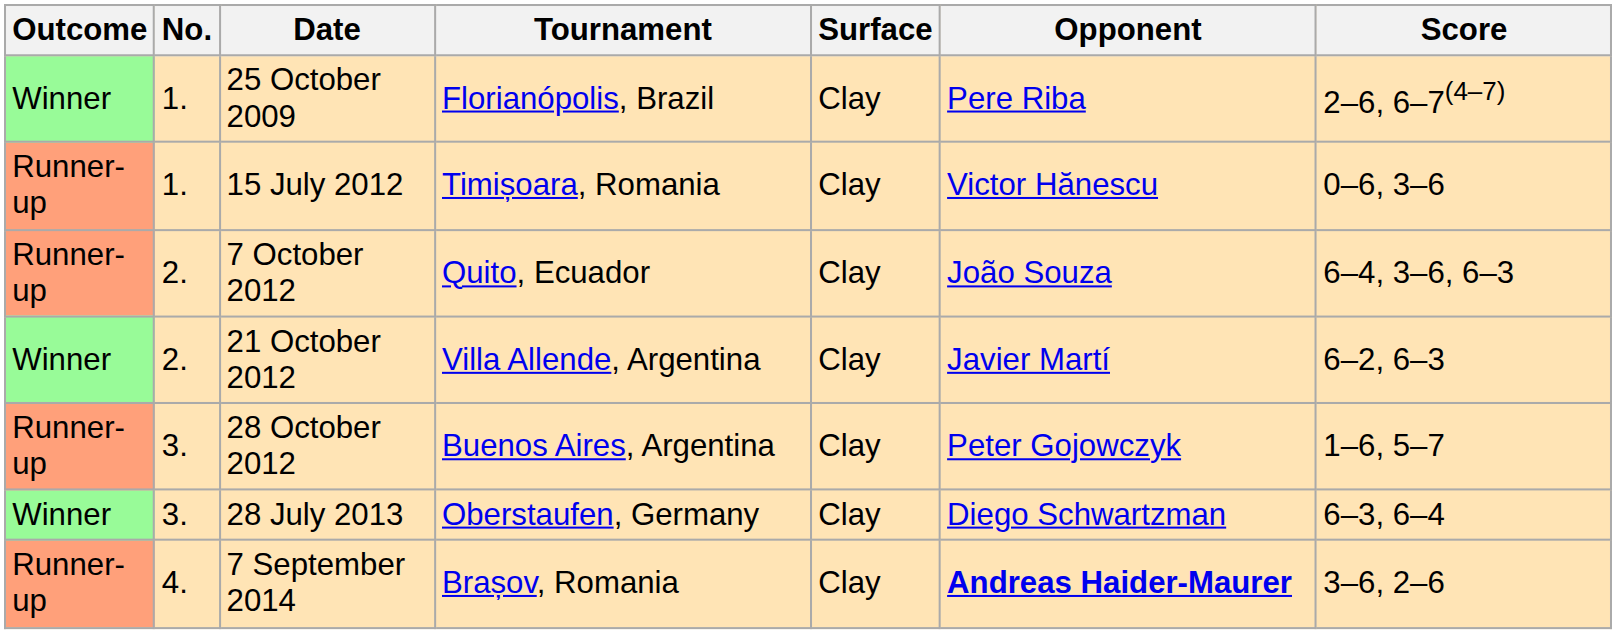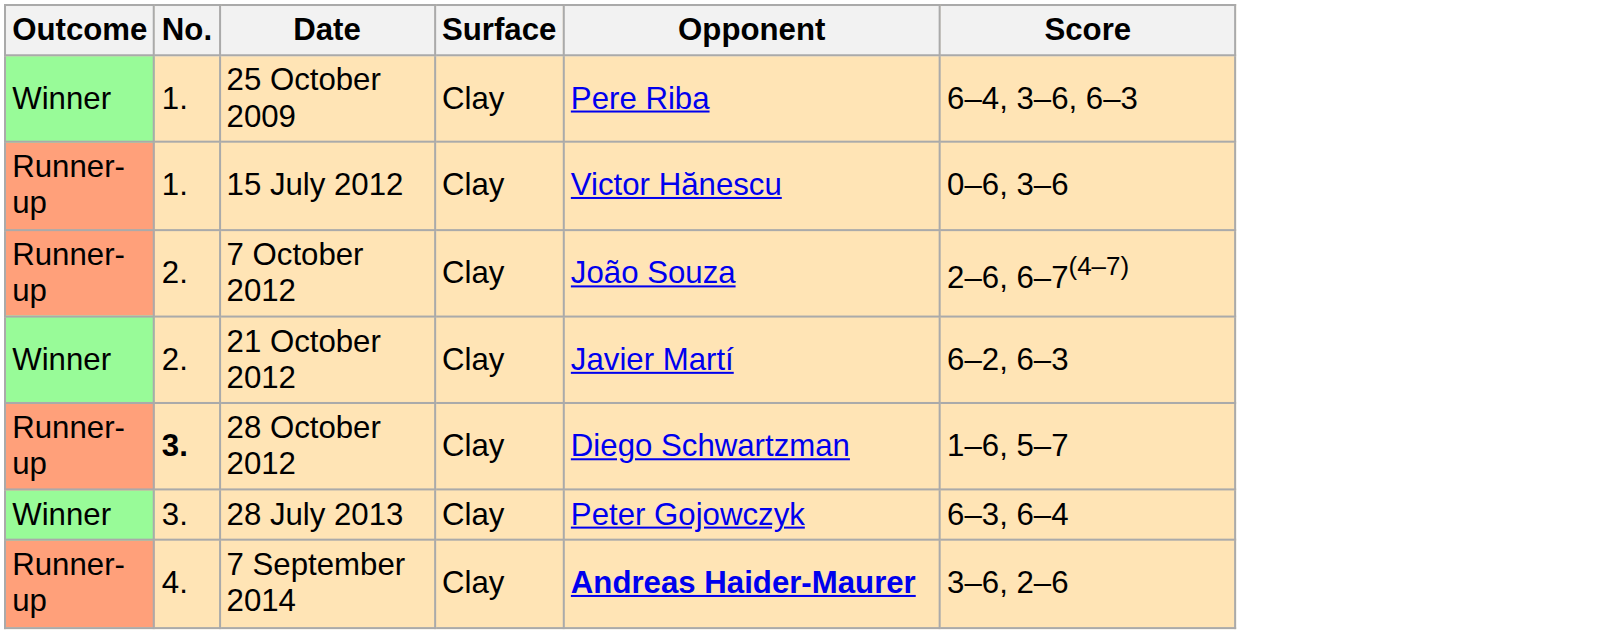- column: (623, 29)
(1414, 98) 2–6, 6–7(4–7) -> (1042, 98) 6–4, 3–6, 6–3
(1419, 271) 6–4, 3–6, 6–3 -> (1038, 271) 2–6, 6–7(4–7)
(175, 445) normal -> (175, 445) bold
(1064, 445) Peter Gojowczyk -> (710, 445) Diego Schwartzman
(1087, 513) Diego Schwartzman -> (688, 513) Peter Gojowczyk
